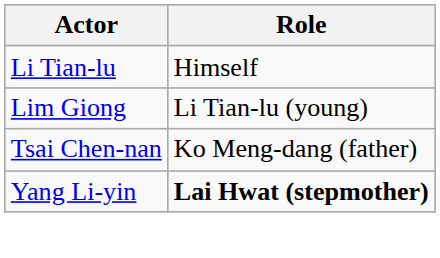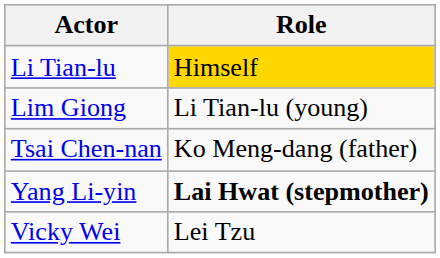(216, 66) no background -> (216, 66) gold background
+ row: (66, 231)
